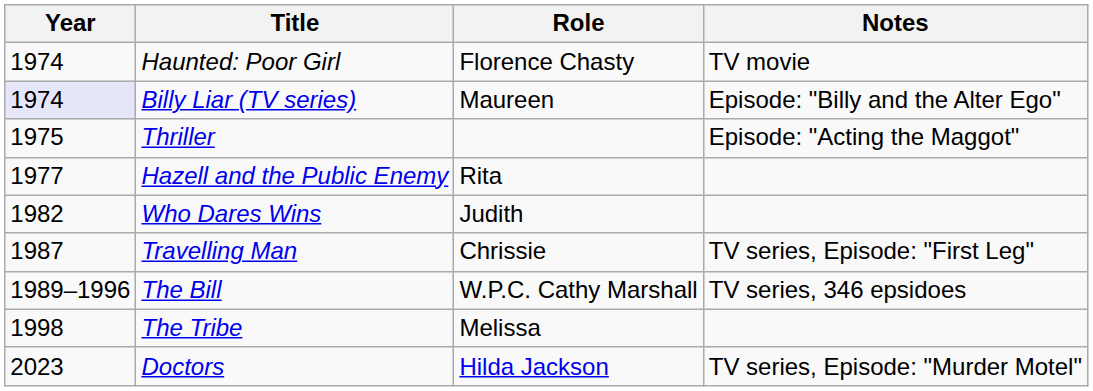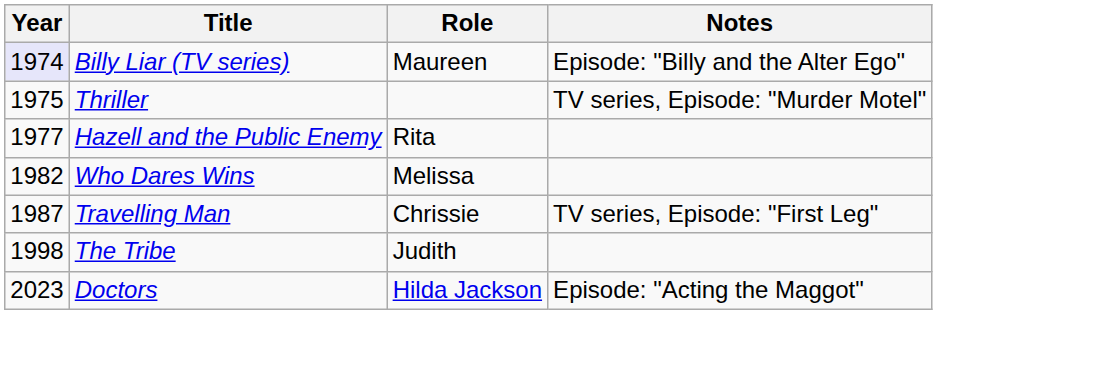- row: (241, 61)
(864, 137) Episode: "Acting the Maggot" -> (740, 99) TV series, Episode: "Murder Motel"
(491, 213) Judith -> (433, 175) Melissa
- row: (182, 289)
(500, 328) Melissa -> (425, 251) Judith
(895, 366) TV series, Episode: "Murder Motel" -> (708, 289) Episode: "Acting the Maggot"
